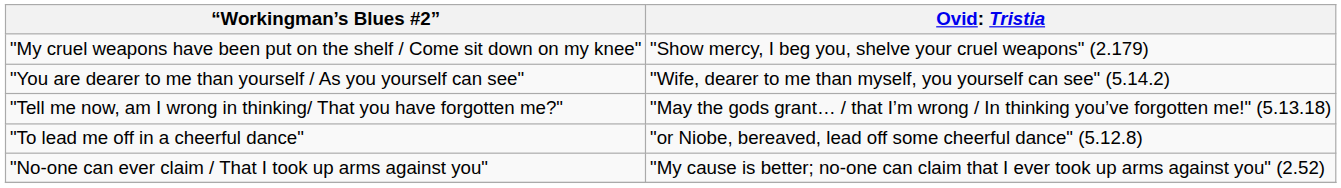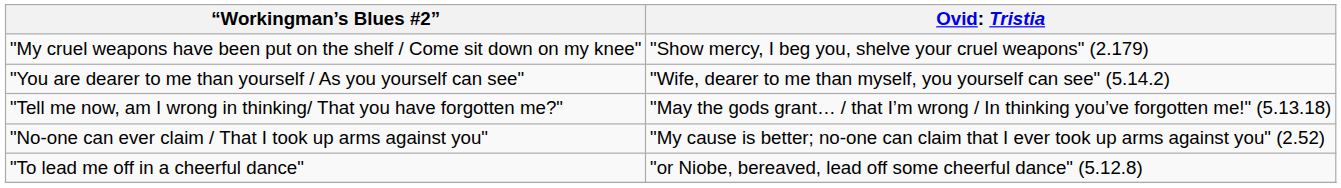rows swapped: (249, 167) <-> (157, 138)
